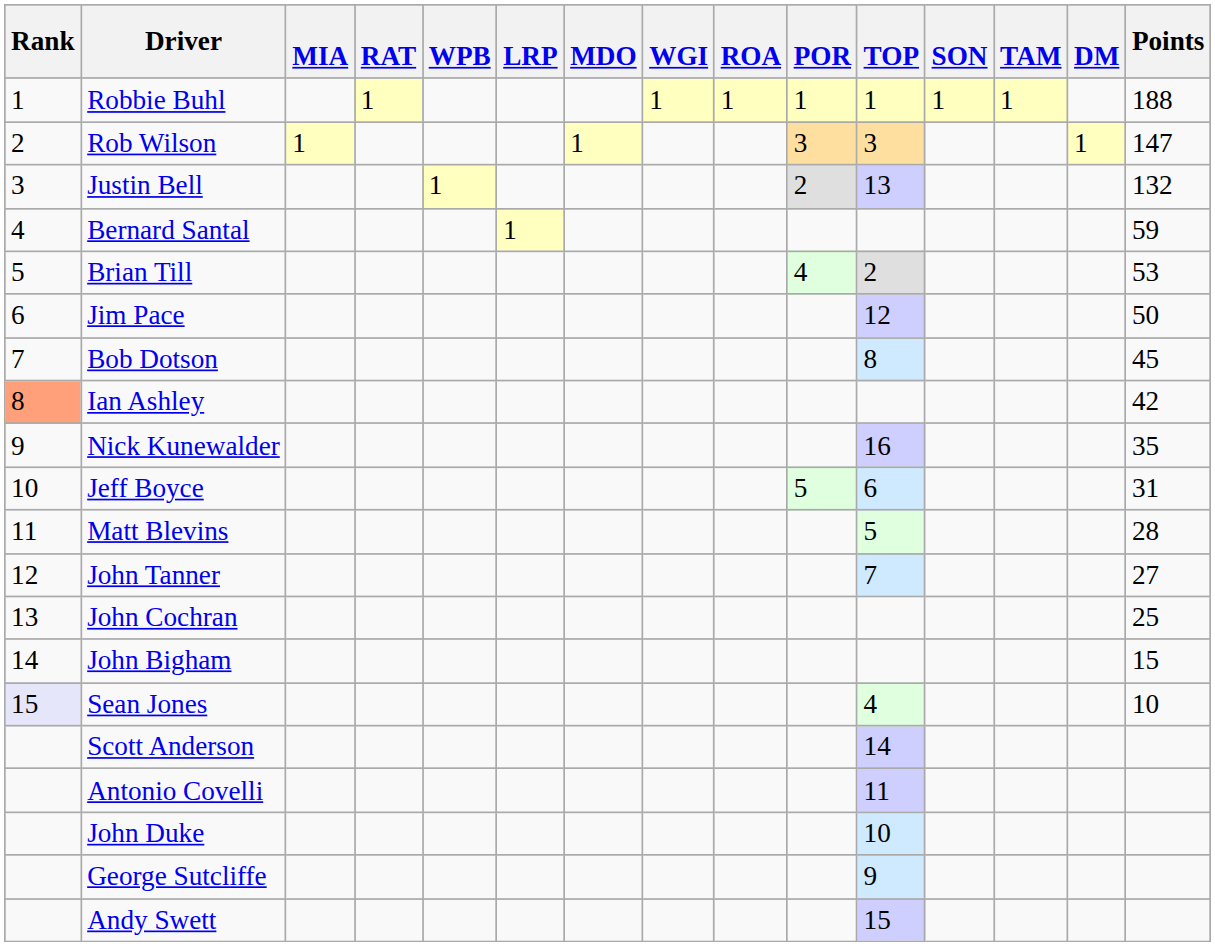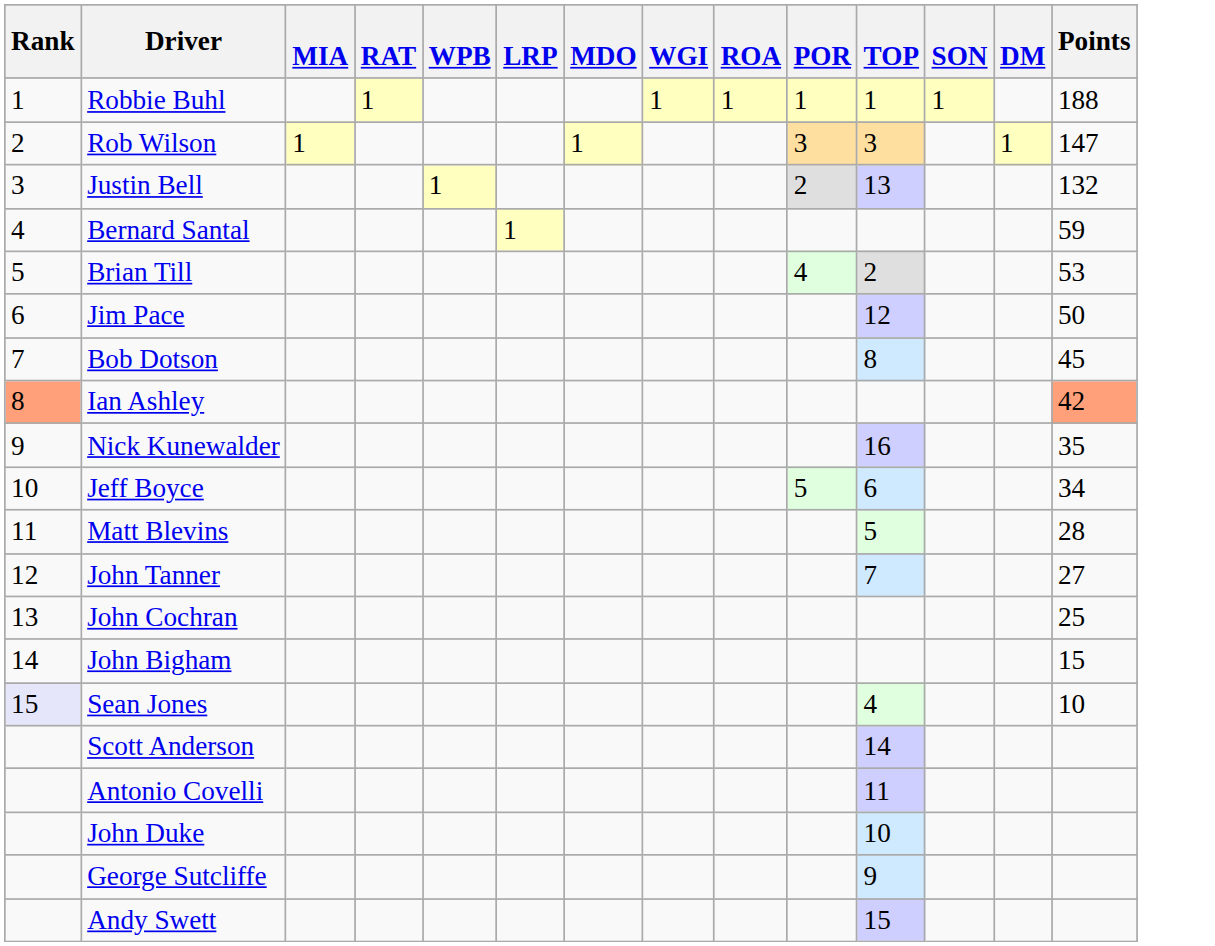- column: (1031, 56)
(1145, 401) no background -> (1072, 401) lightsalmon background
(1145, 488) 31 -> (1072, 488) 34
